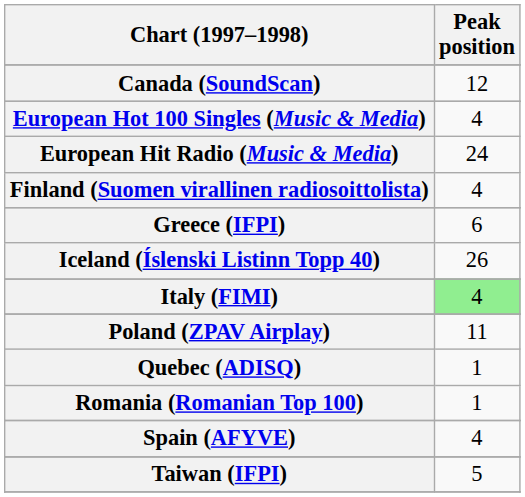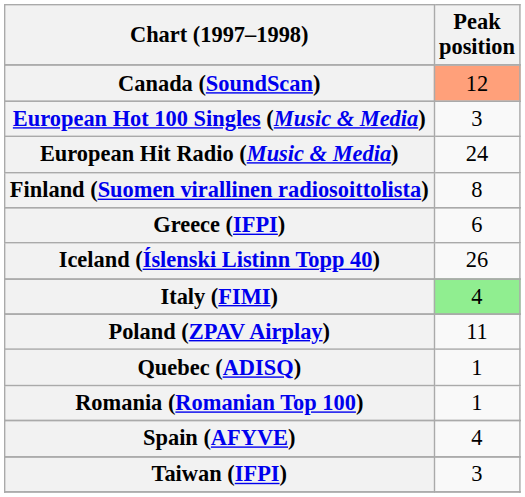(477, 82) no background -> (477, 82) lightsalmon background
(477, 118) 4 -> (477, 118) 3
(477, 189) 4 -> (477, 189) 8
(477, 473) 5 -> (477, 473) 3
